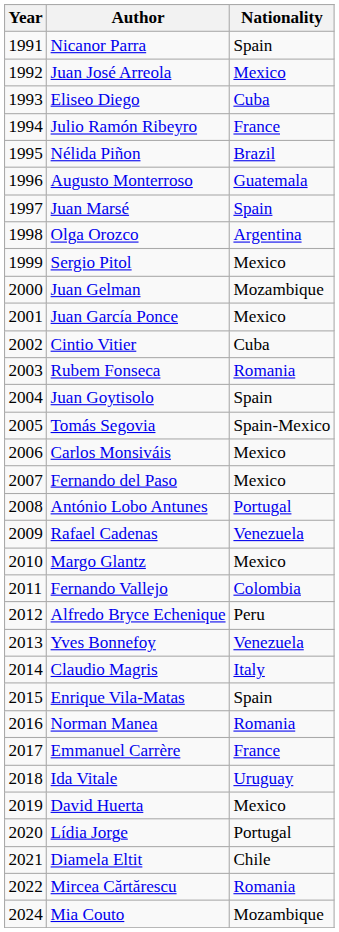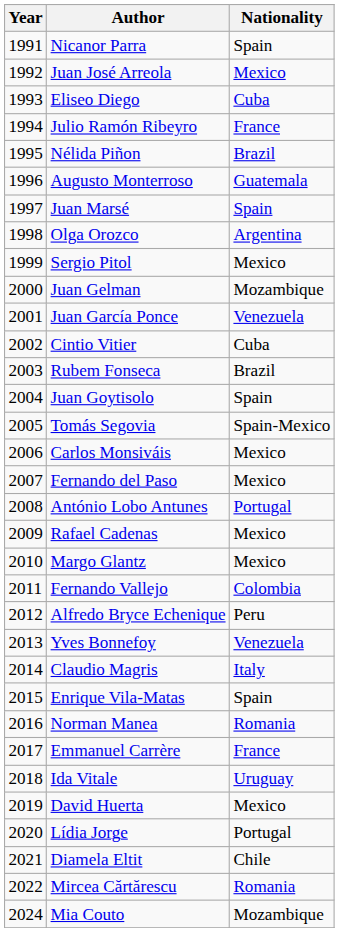(260, 316) Mexico -> (269, 316) Venezuela
(264, 371) Romania -> (254, 371) Brazil
(269, 533) Venezuela -> (260, 533) Mexico
